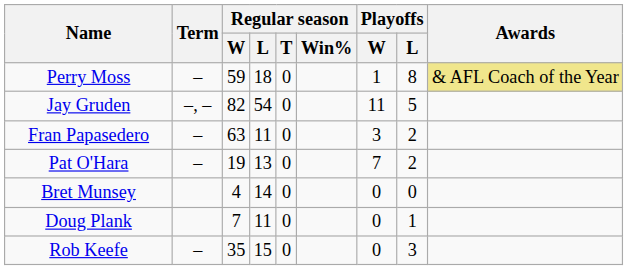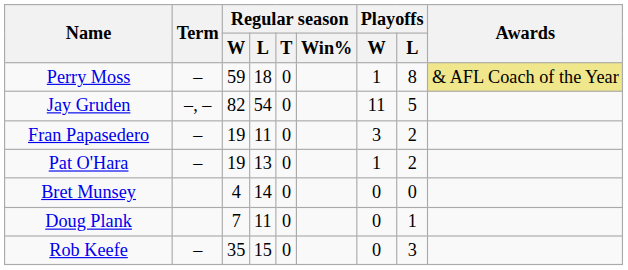(236, 134) 63 -> (236, 134) 19
(377, 163) 7 -> (377, 163) 1
